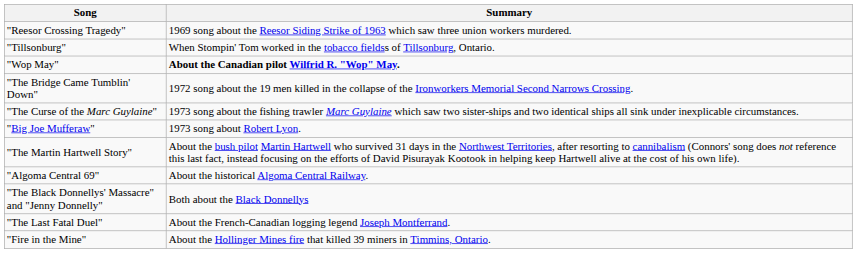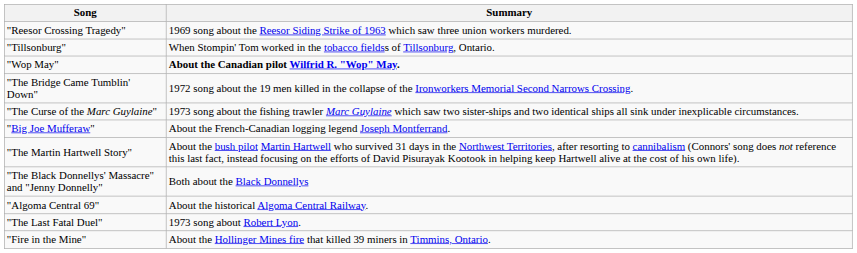(235, 128) 1973 song about Robert Lyon. -> (309, 128) About the French-Canadian logging legend Joseph Montferrand.
rows swapped: (53, 175) <-> (80, 199)
(309, 222) About the French-Canadian logging legend Joseph Montferrand. -> (235, 222) 1973 song about Robert Lyon.
